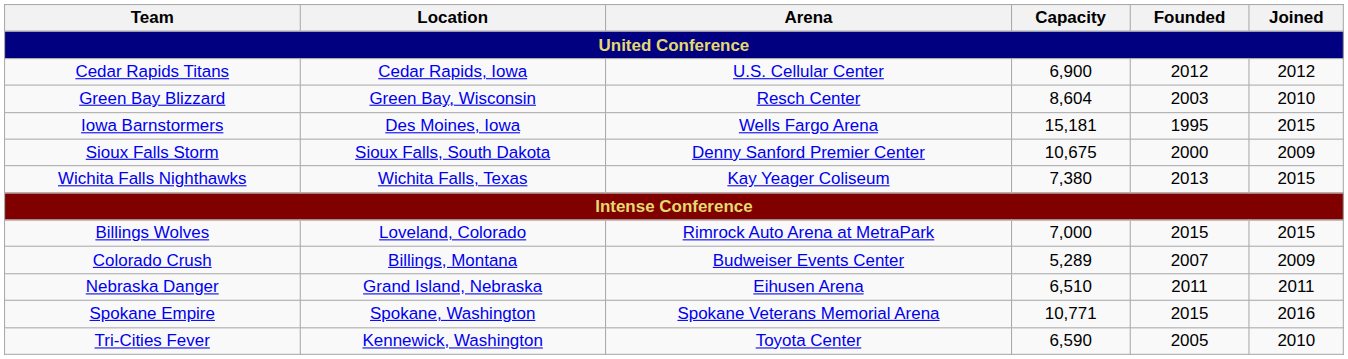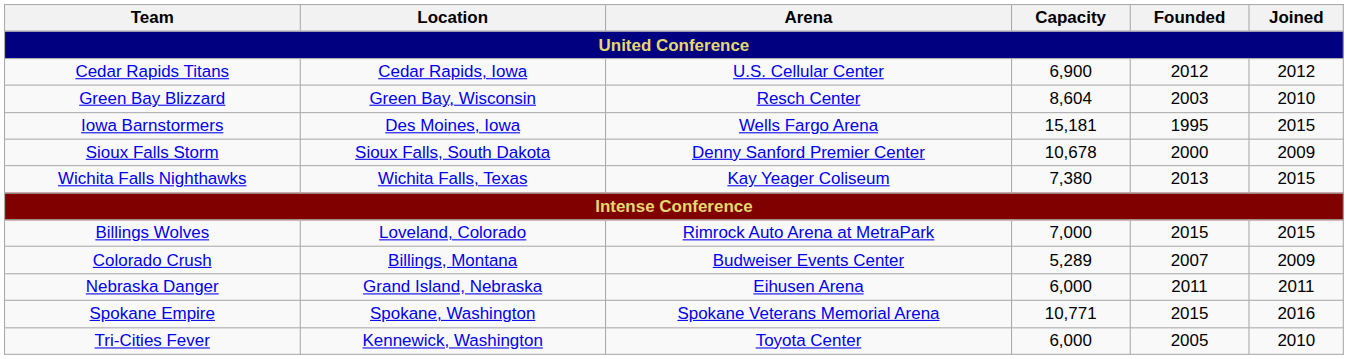(1071, 152) 10,675 -> (1071, 152) 10,678
(1071, 286) 6,510 -> (1071, 286) 6,000
(1071, 340) 6,590 -> (1071, 340) 6,000
